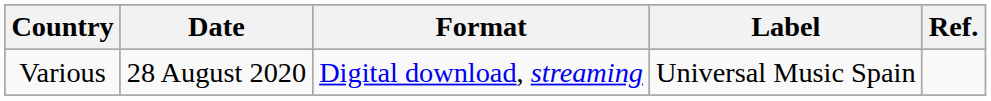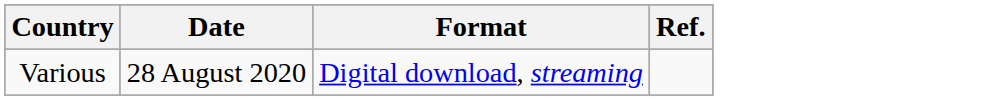- column: (786, 26)
